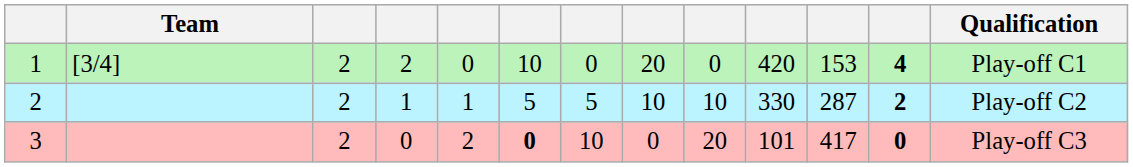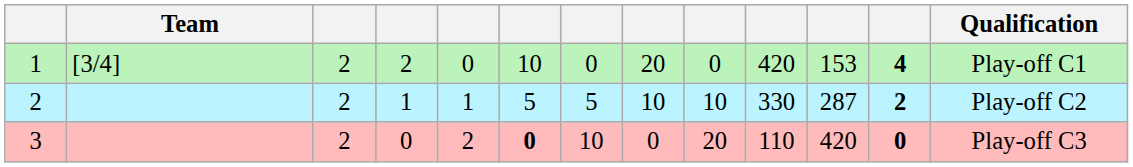(777, 141) 101 -> (777, 141) 110
(838, 141) 417 -> (838, 141) 420
